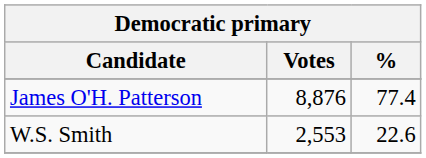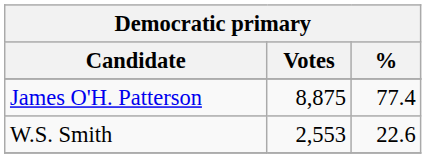(321, 97) 8,876 -> (321, 97) 8,875
